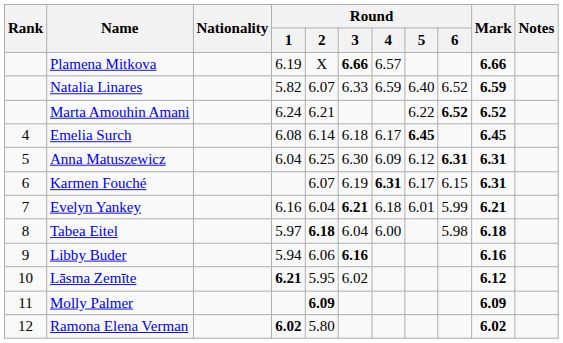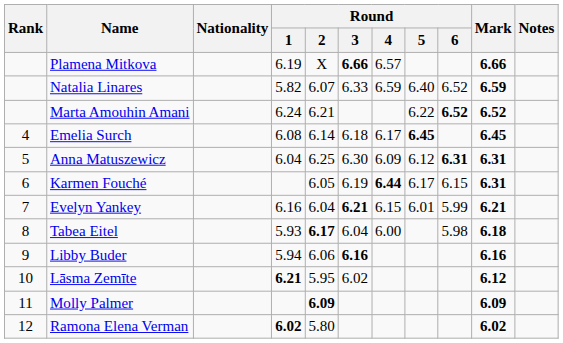(322, 183) 6.07 -> (322, 183) 6.05
(388, 183) 6.31 -> (388, 183) 6.44
(388, 207) 6.18 -> (388, 207) 6.15
(288, 231) 5.97 -> (288, 231) 5.93
(322, 231) 6.18 -> (322, 231) 6.17
